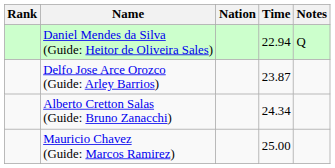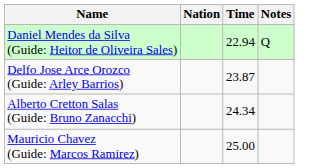- column: (22, 14)
